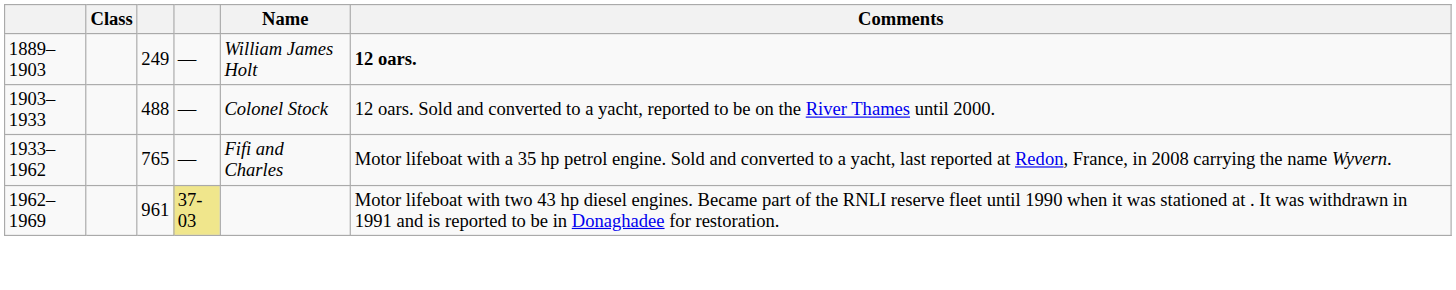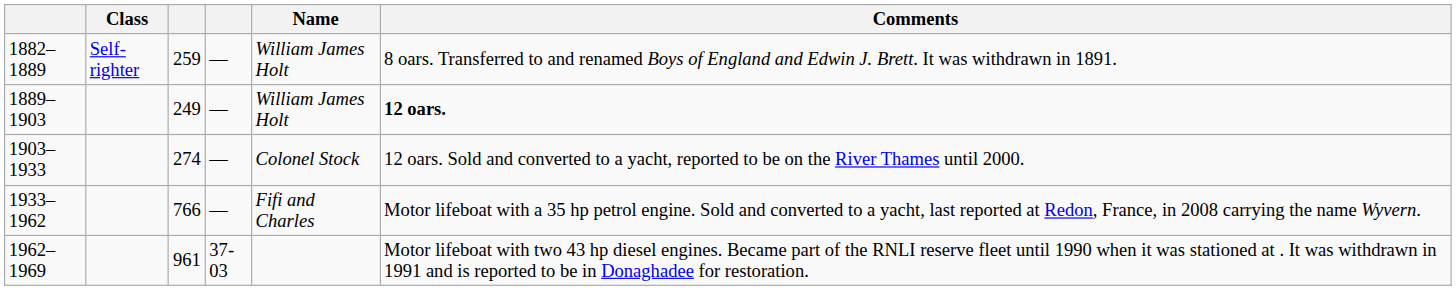+ row: (32, 59)
(155, 109) 488 -> (187, 159) 274
(155, 159) 765 -> (187, 210) 766
(190, 210) khaki background -> (222, 260) no background
